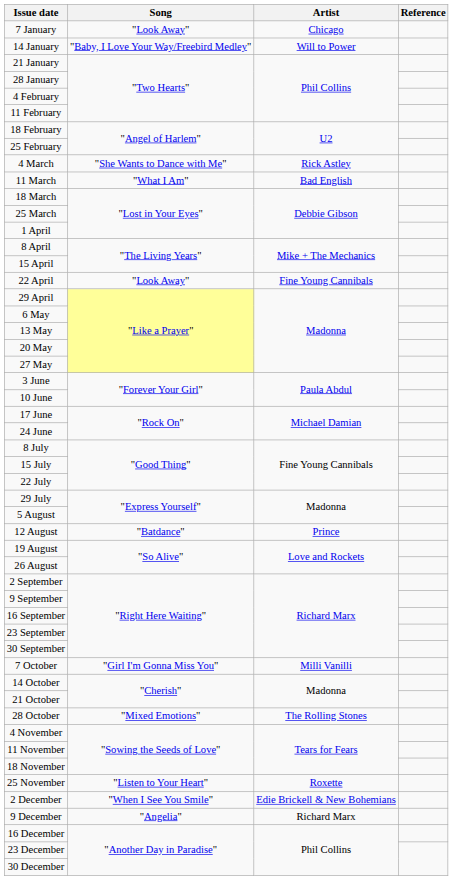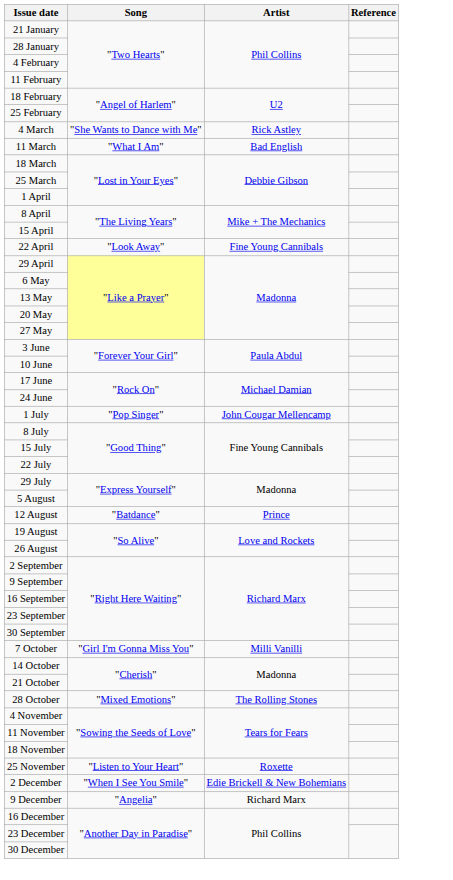- row: (36, 29)
- row: (36, 46)
+ row: (36, 414)
